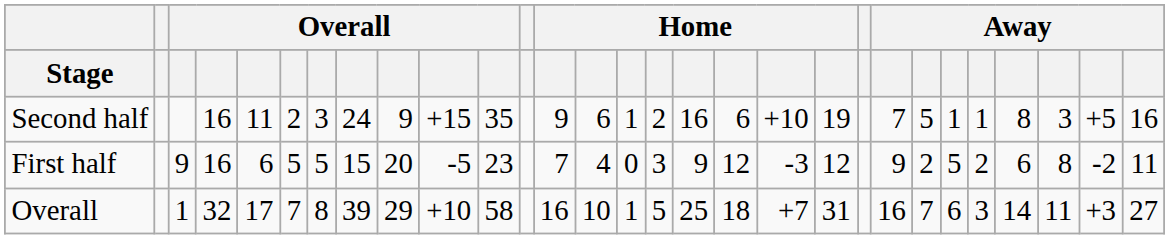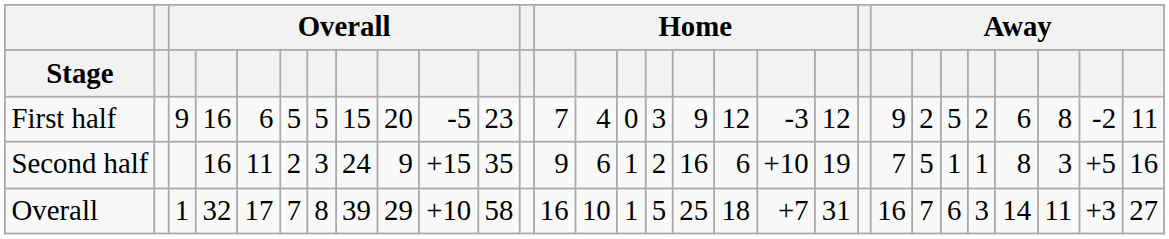rows swapped: (64, 164) <-> (80, 118)
